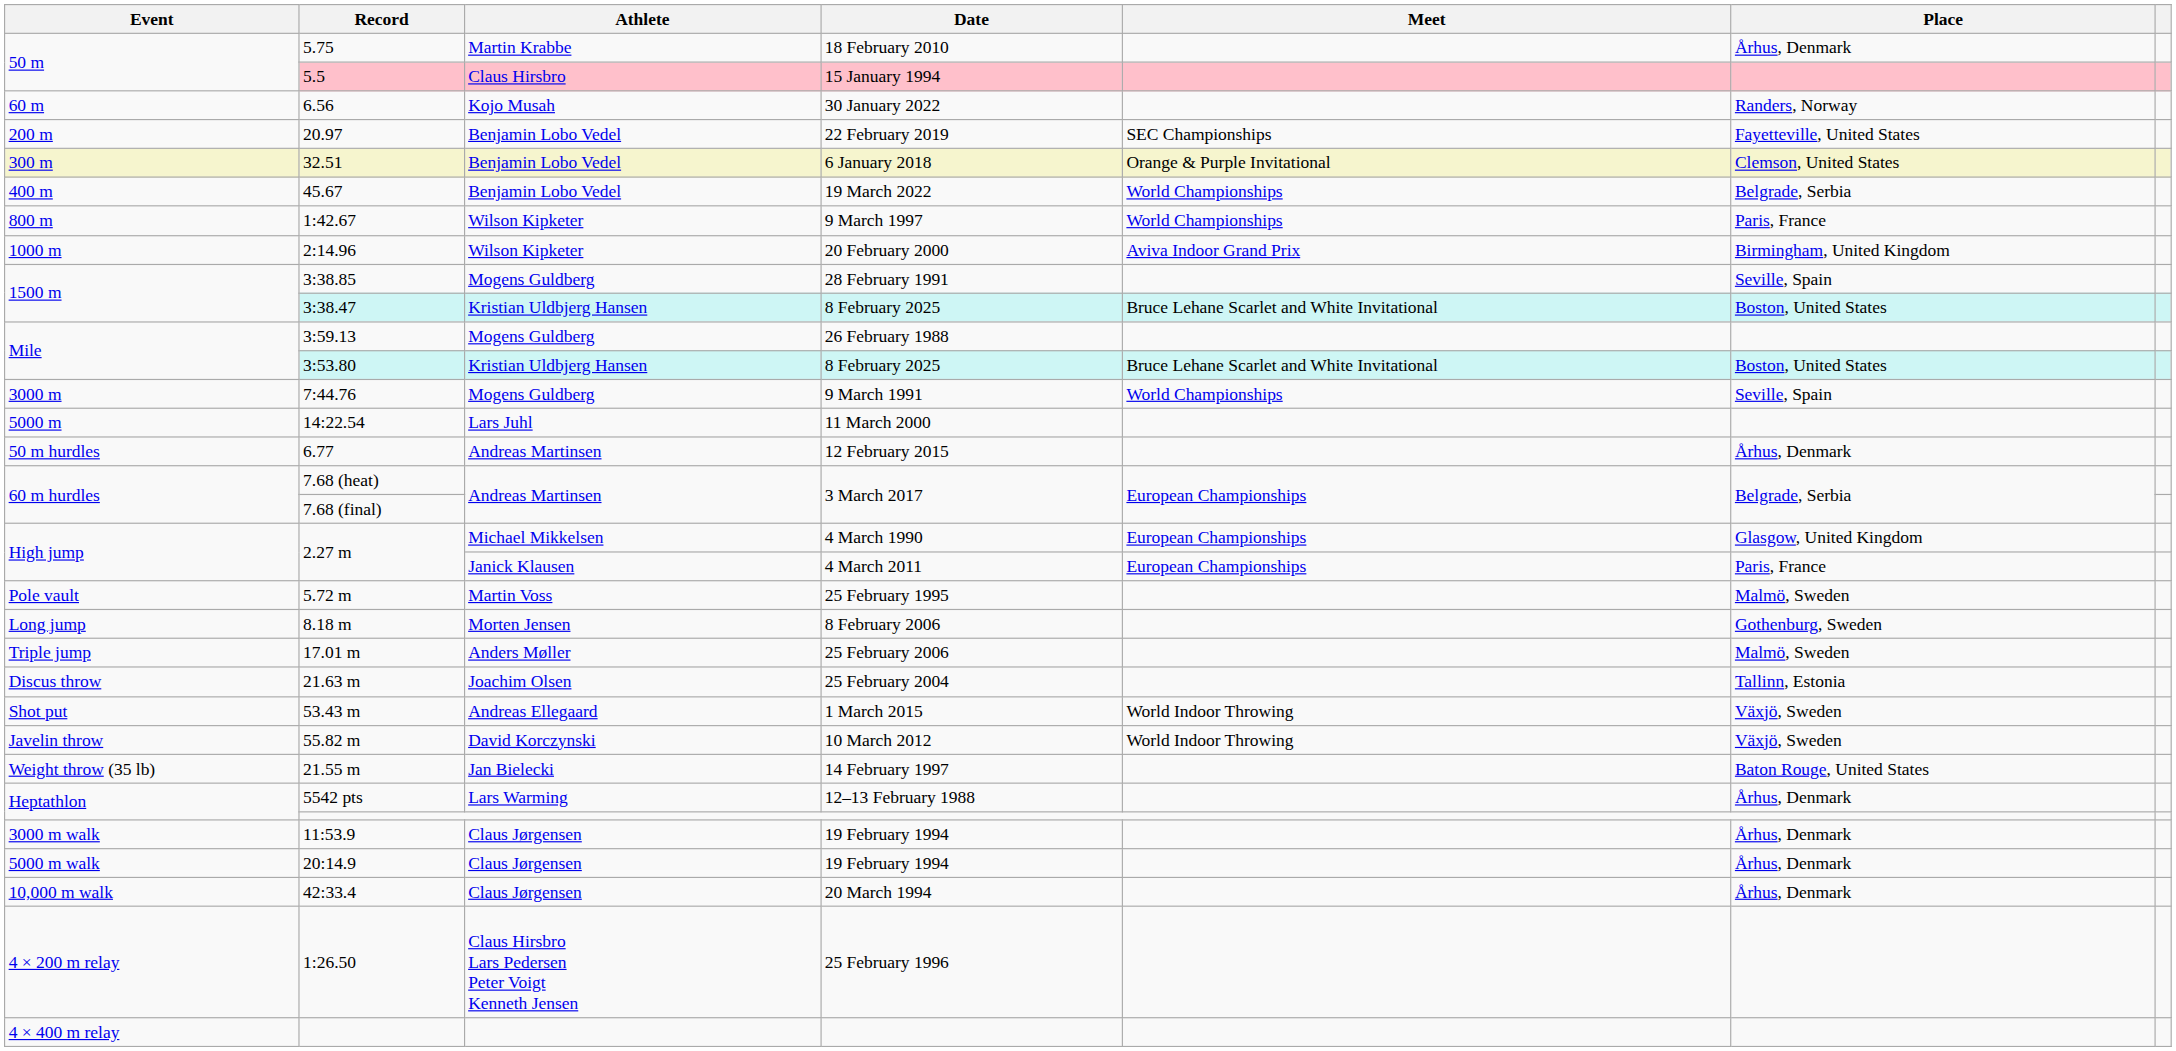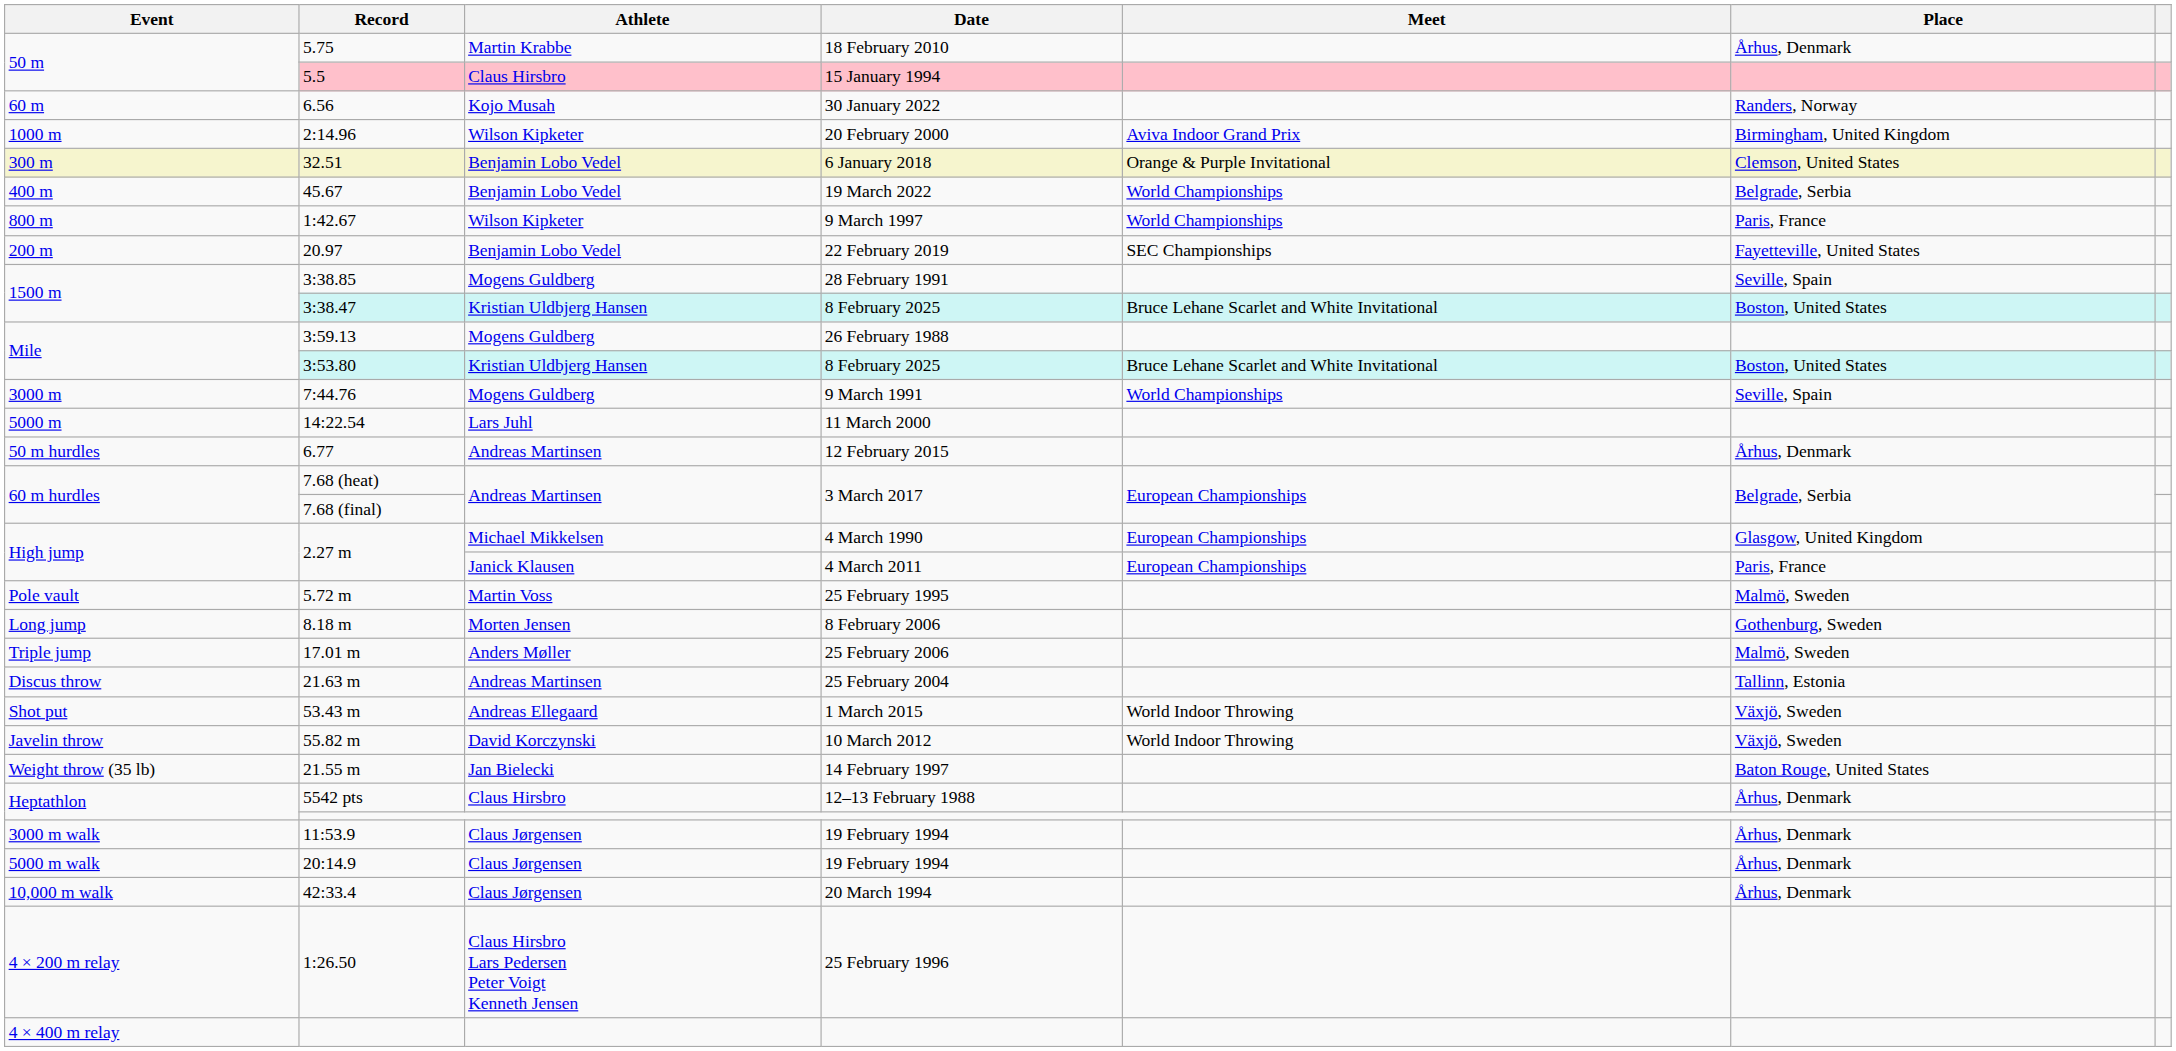rows swapped: (323, 134) <-> (330, 249)
(520, 682) Joachim Olsen -> (535, 682) Andreas Martinsen
(518, 797) Lars Warming -> (517, 797) Claus Hirsbro
